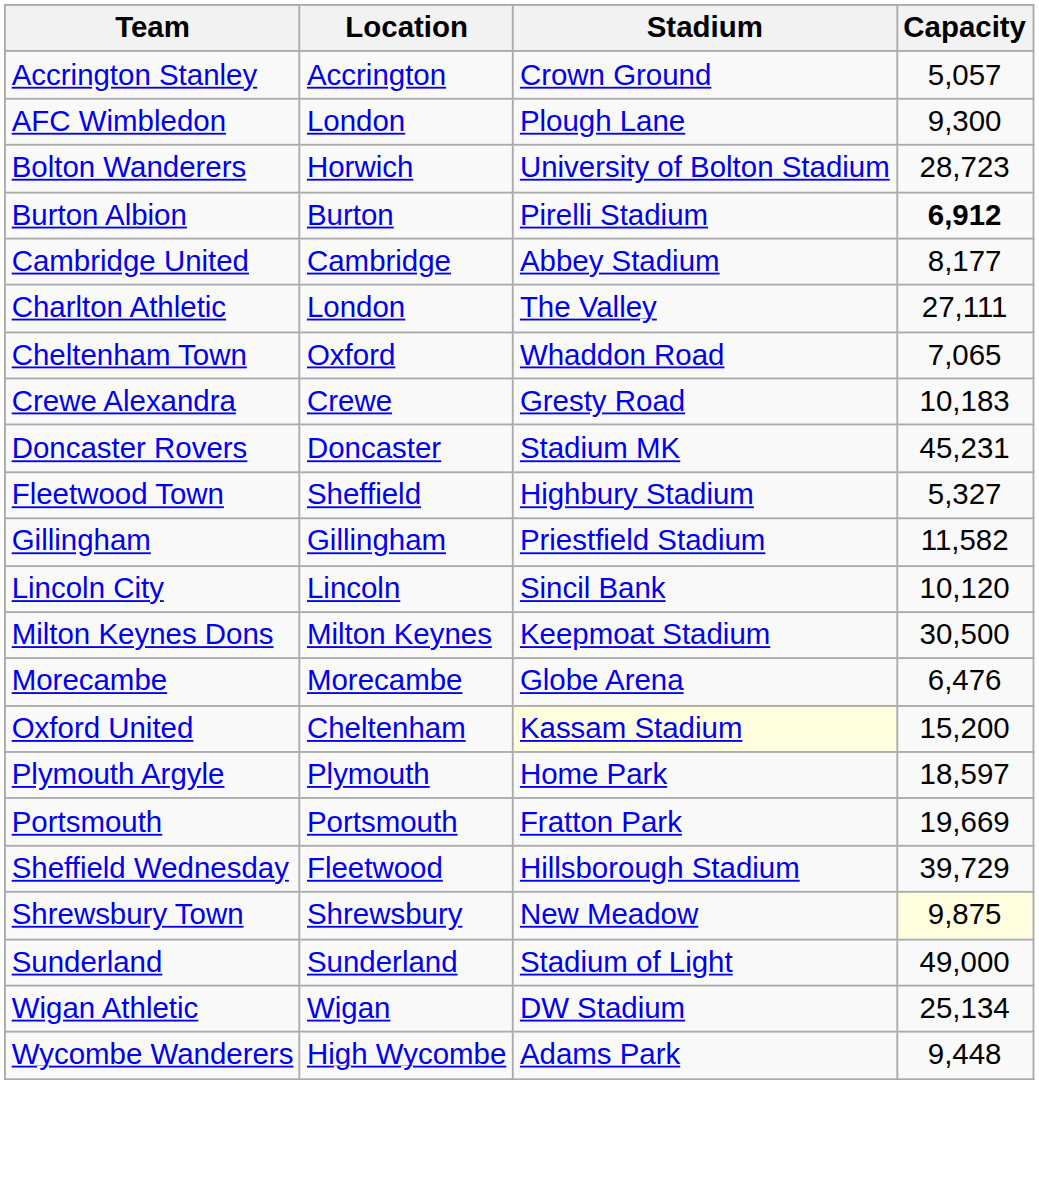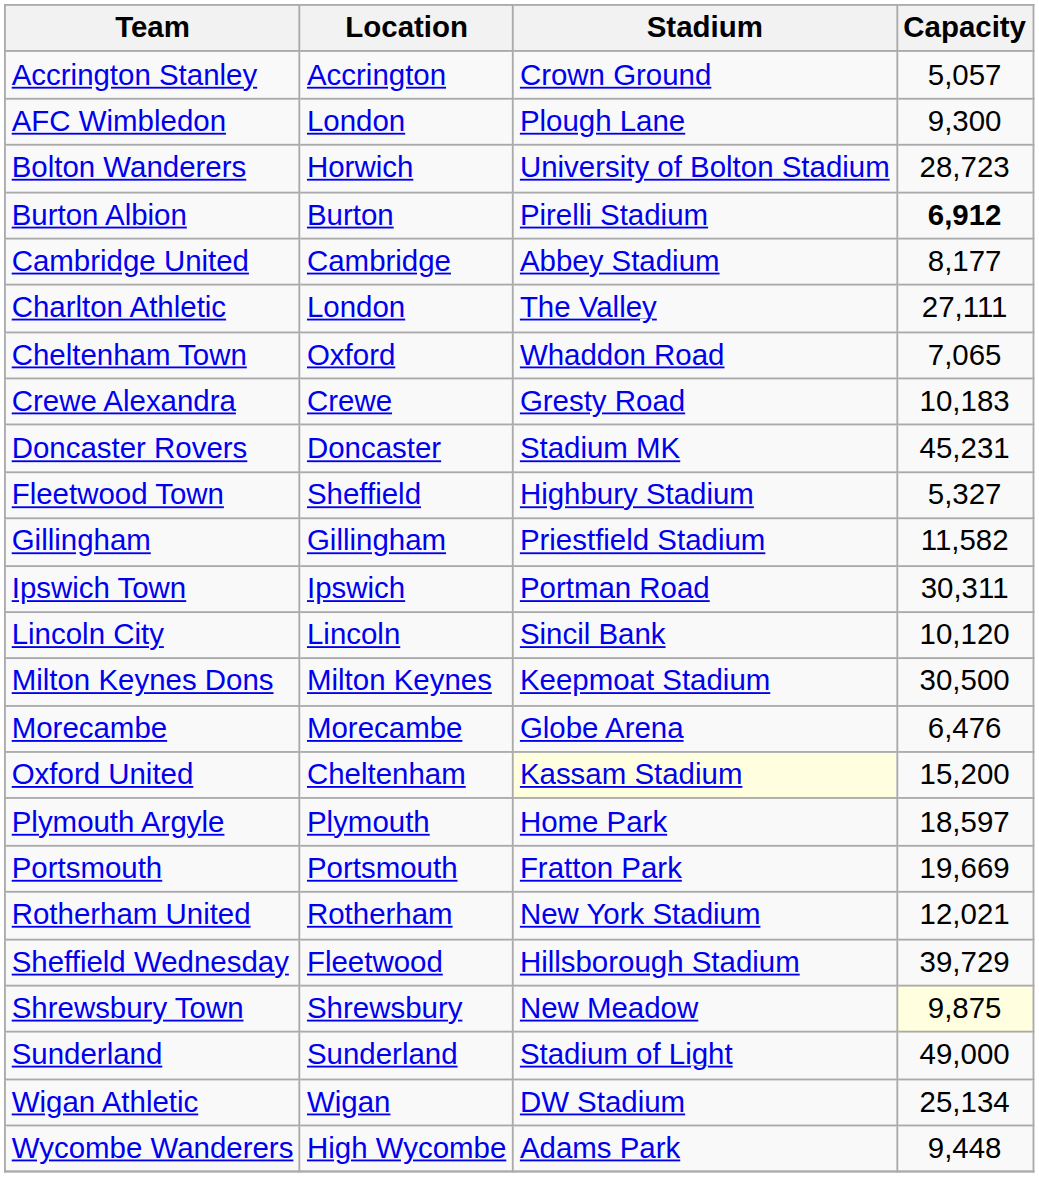+ row: (99, 588)
+ row: (131, 914)
